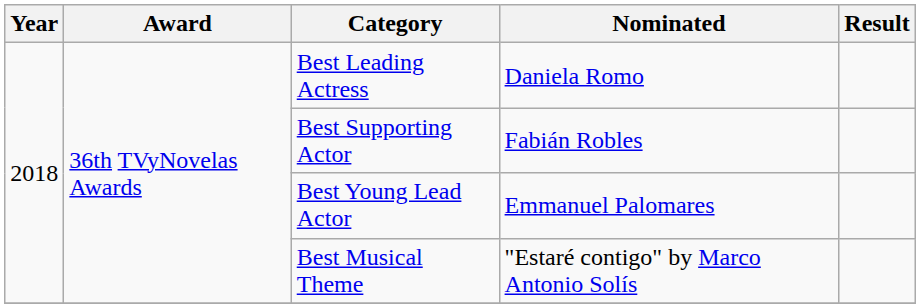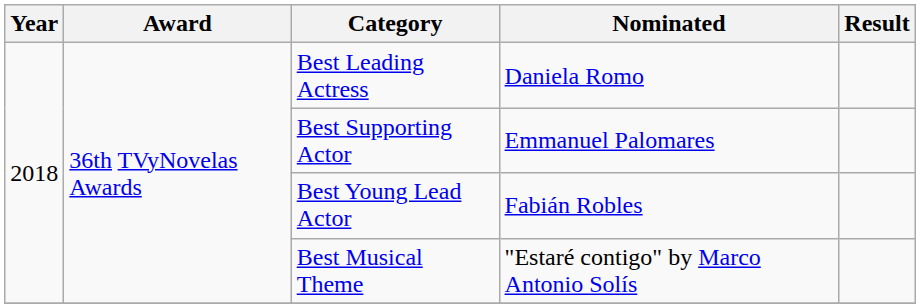(574, 140) Fabián Robles -> (610, 140) Emmanuel Palomares
(610, 205) Emmanuel Palomares -> (574, 205) Fabián Robles
